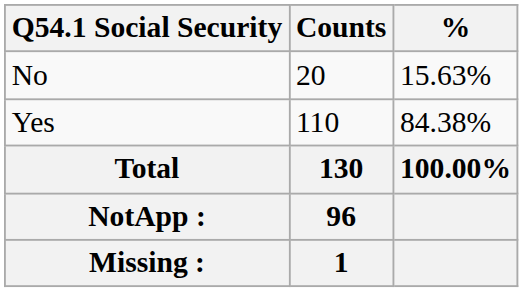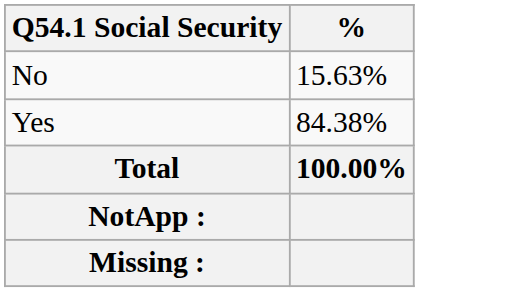- column: (341, 27)
